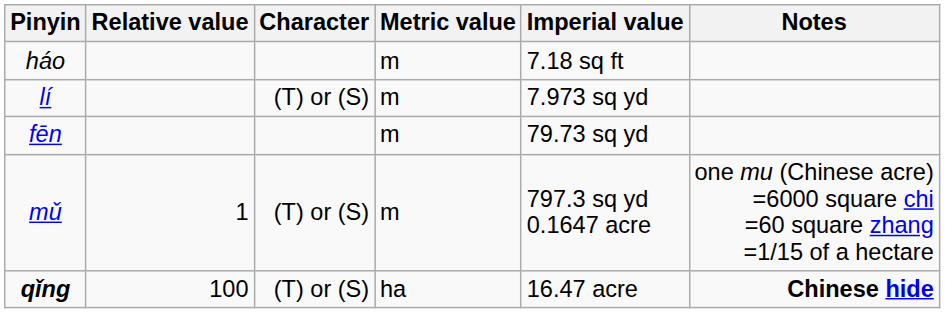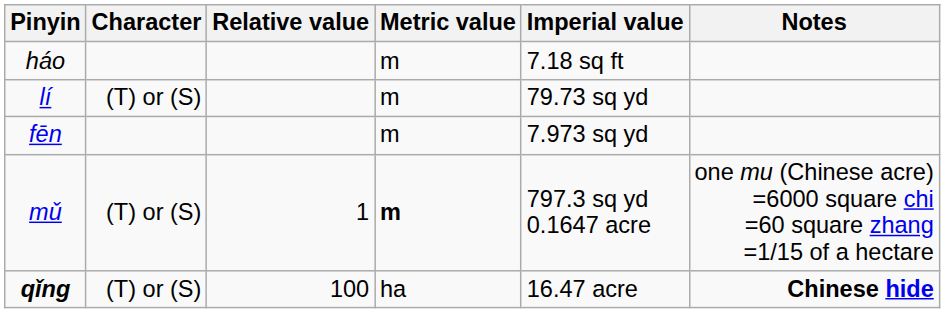columns swapped: (314, 23) <-> (170, 23)
(588, 97) 7.973 sq yd -> (588, 97) 79.73 sq yd
(588, 135) 79.73 sq yd -> (588, 135) 7.973 sq yd
(390, 212) normal -> (390, 212) bold
